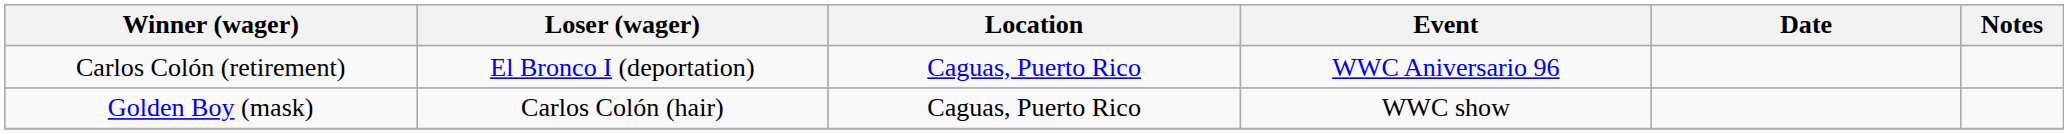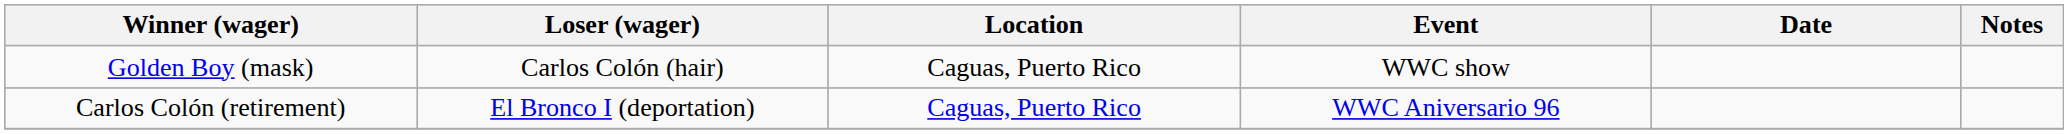rows swapped: (211, 66) <-> (211, 107)
